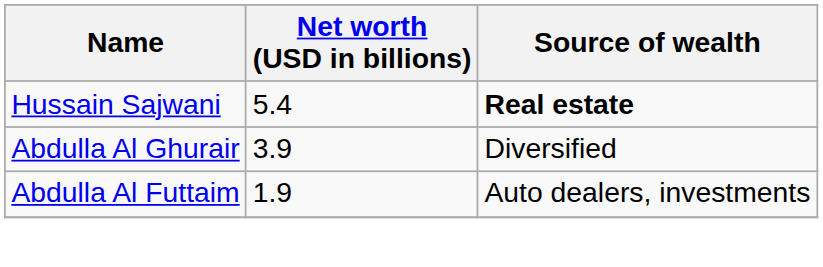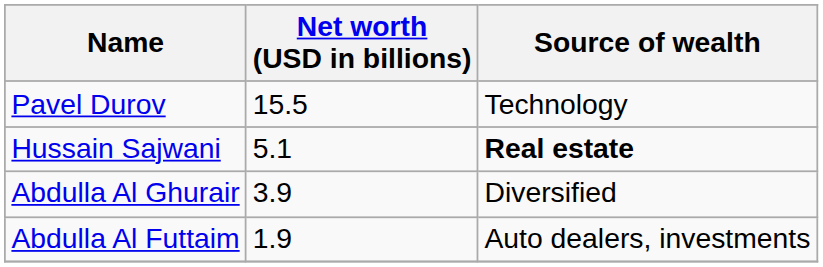+ row: (89, 103)
(272, 103) 5.4 -> (272, 148) 5.1
